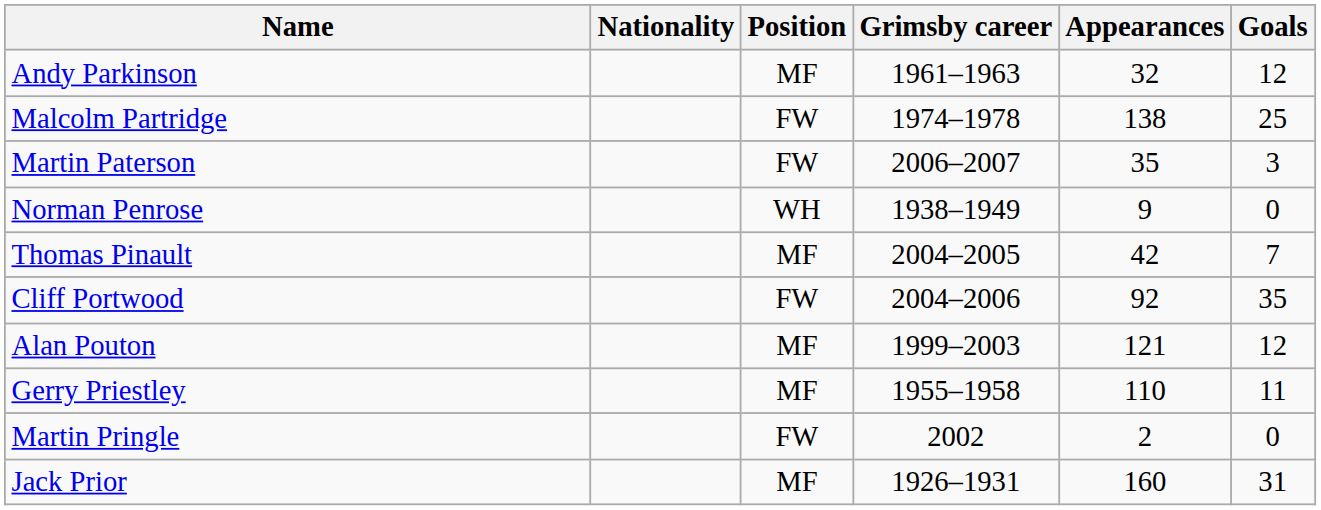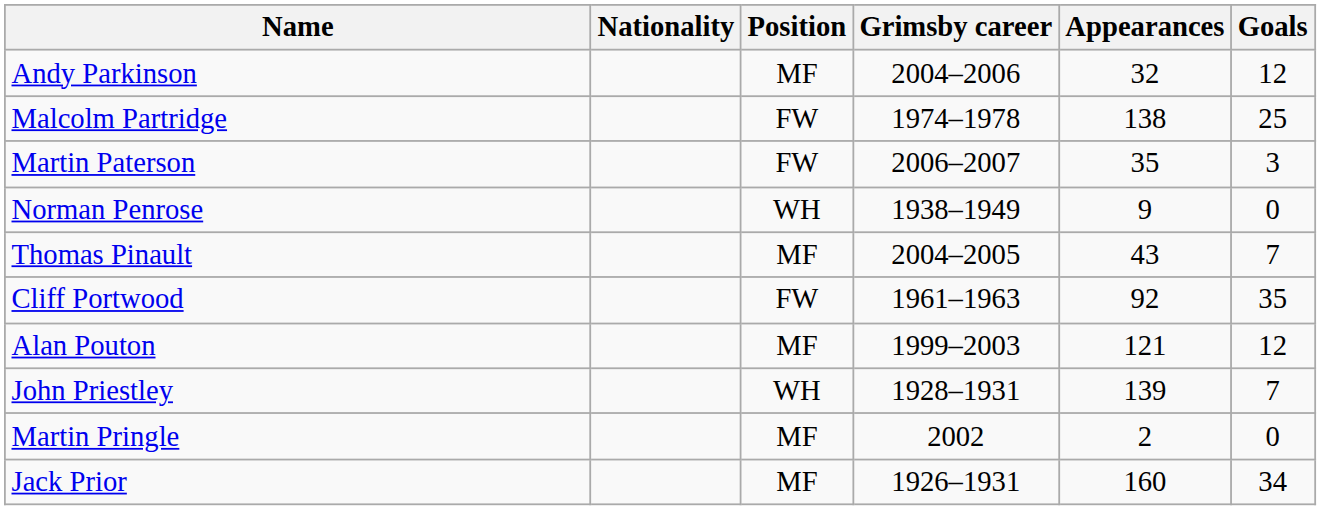(956, 72) 1961–1963 -> (956, 72) 2004–2006
(1145, 254) 42 -> (1145, 254) 43
(956, 299) 2004–2006 -> (956, 299) 1961–1963
- row: (99, 390)
+ row: (92, 390)
(797, 436) FW -> (797, 436) MF
(1273, 481) 31 -> (1273, 481) 34
